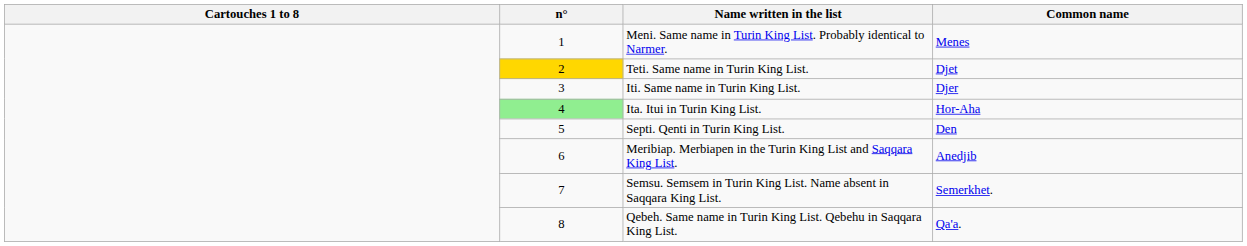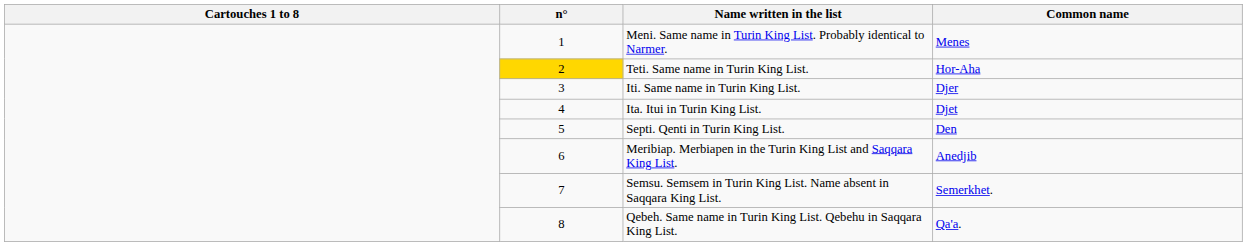(947, 68) Djet -> (958, 68) Hor-Aha
(561, 108) lightgreen background -> (561, 108) no background
(958, 108) Hor-Aha -> (947, 108) Djet
